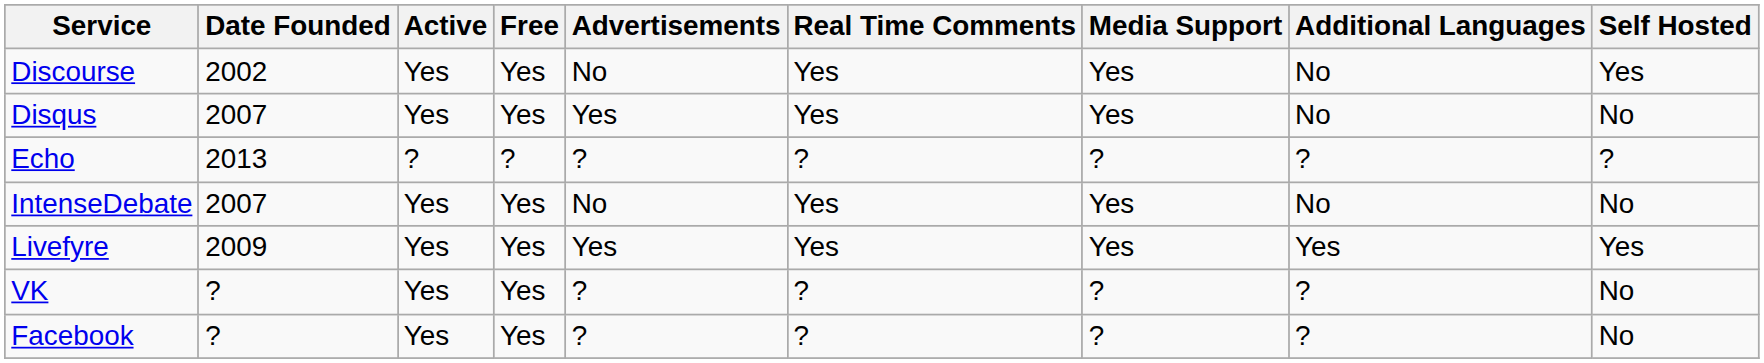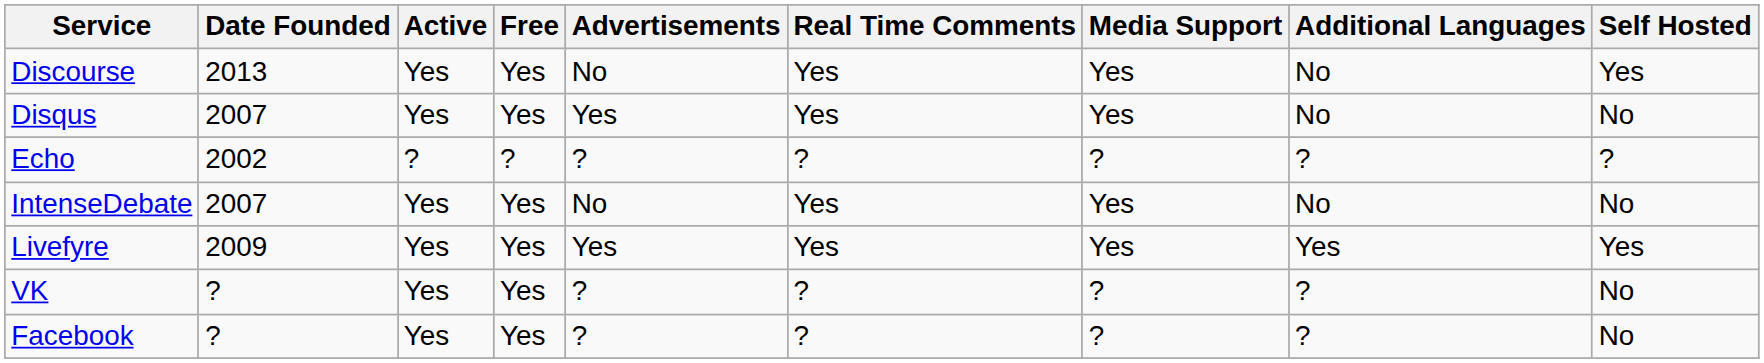(236, 70) 2002 -> (236, 70) 2013
(236, 159) 2013 -> (236, 159) 2002
